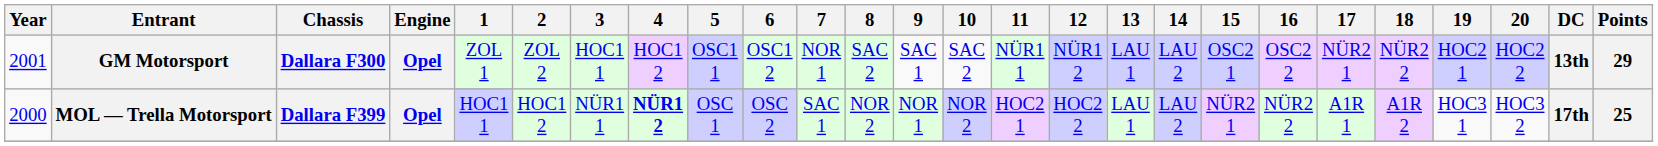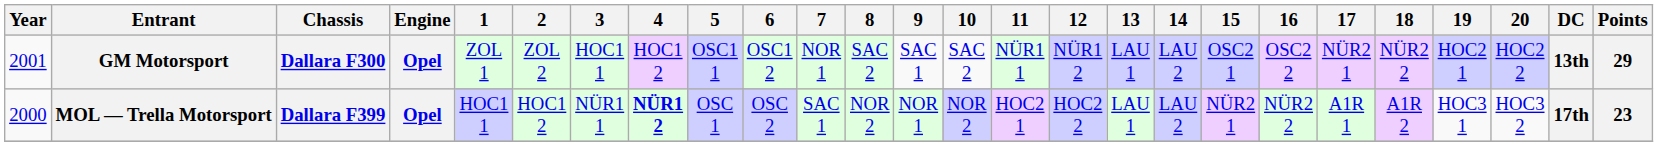(1623, 114) 25 -> (1623, 114) 23
